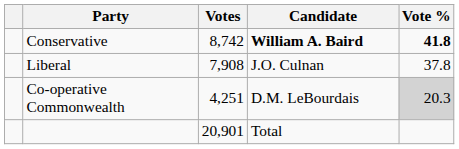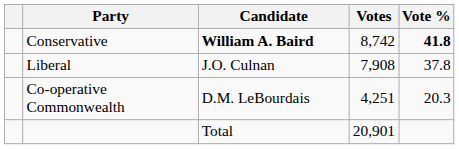columns swapped: (323, 16) <-> (223, 16)
(437, 98) lightgrey background -> (437, 98) no background
